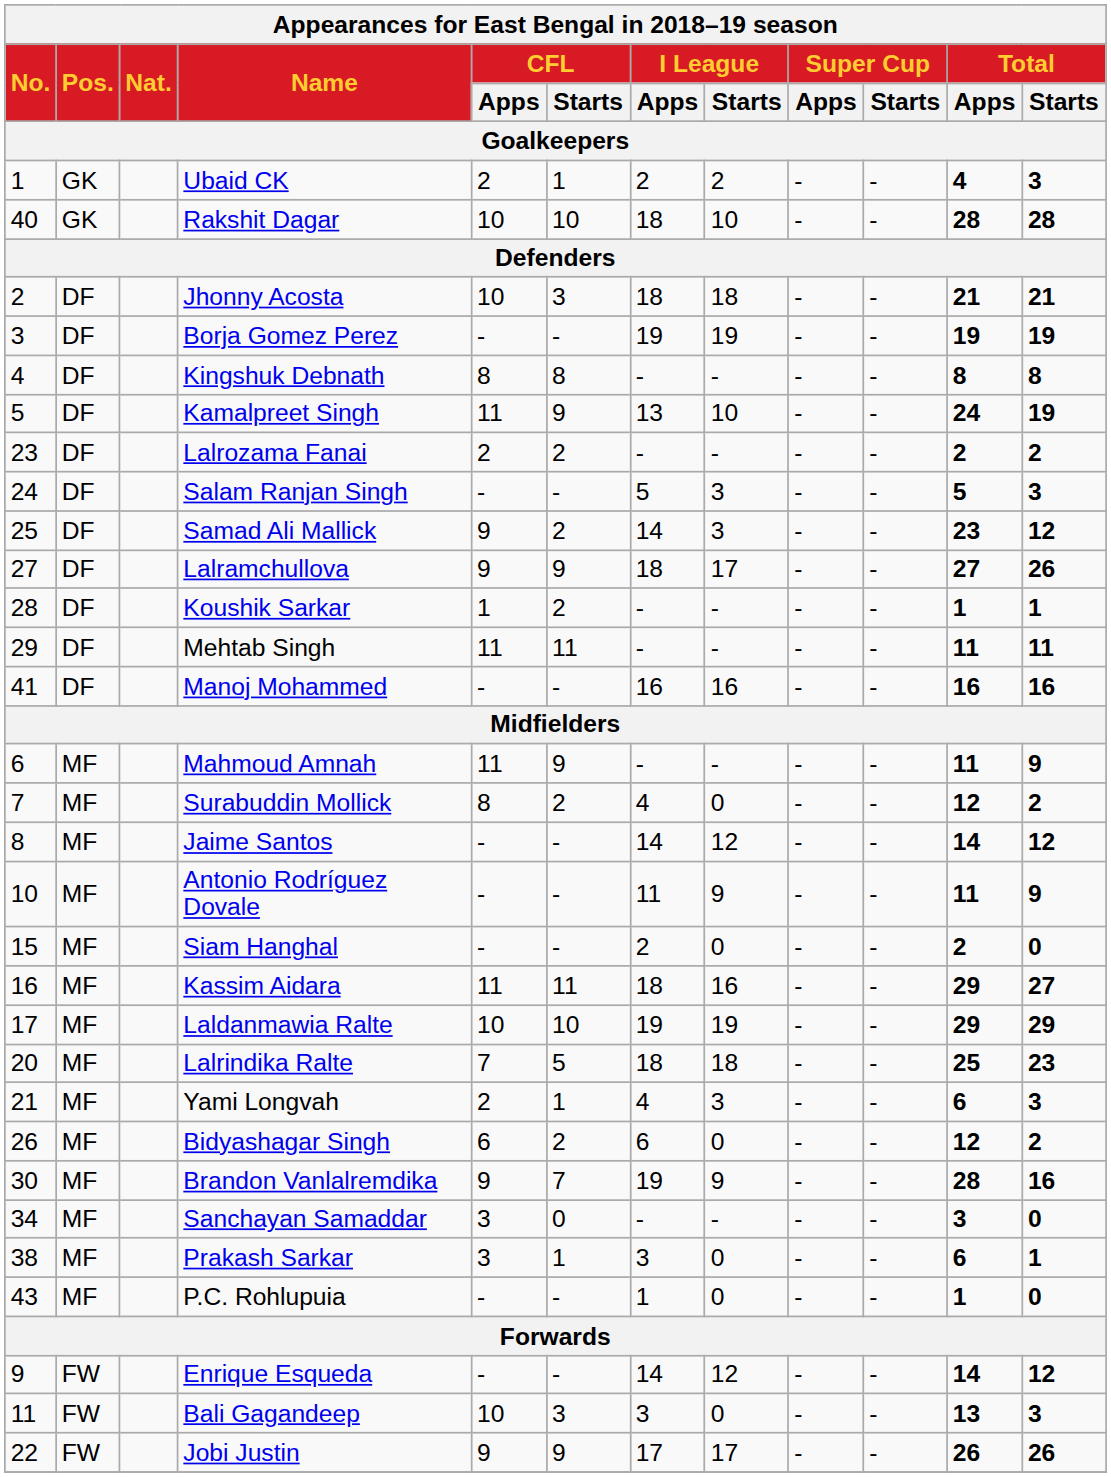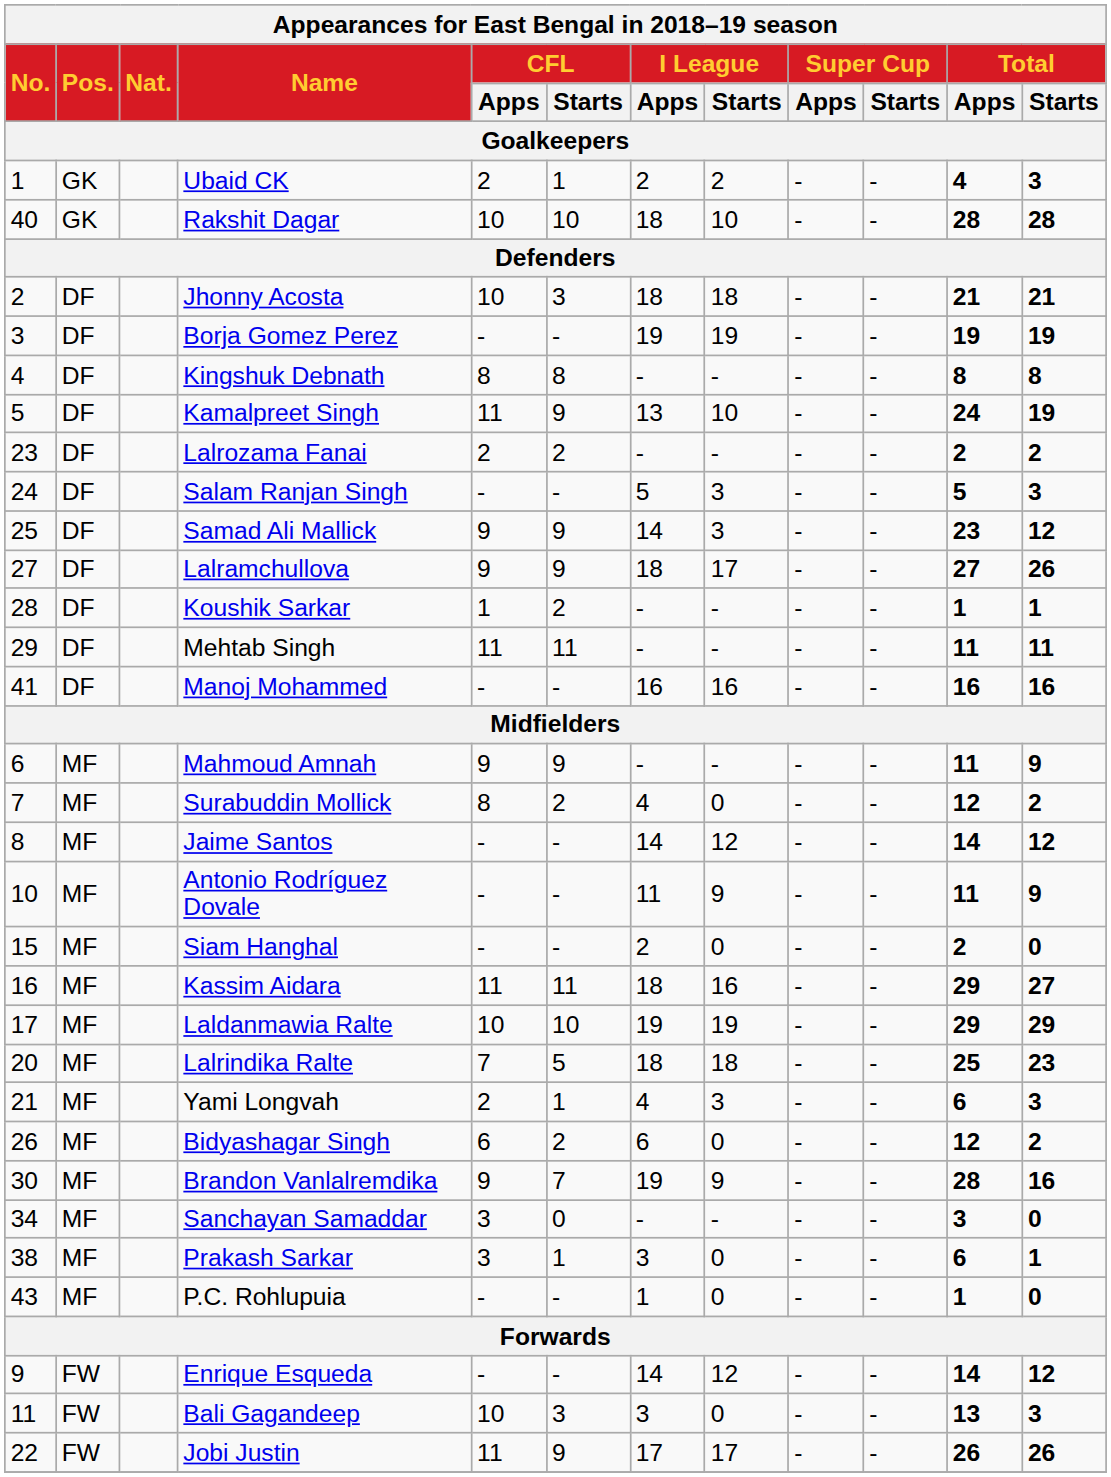(559, 530) 2 -> (559, 530) 9
(490, 764) 11 -> (484, 764) 9
(484, 1453) 9 -> (490, 1453) 11
